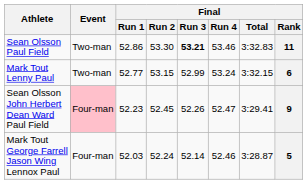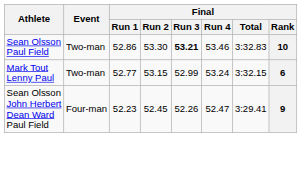(289, 48) 11 -> (283, 48) 10
(93, 109) pink background -> (87, 109) no background
- row: (37, 156)
